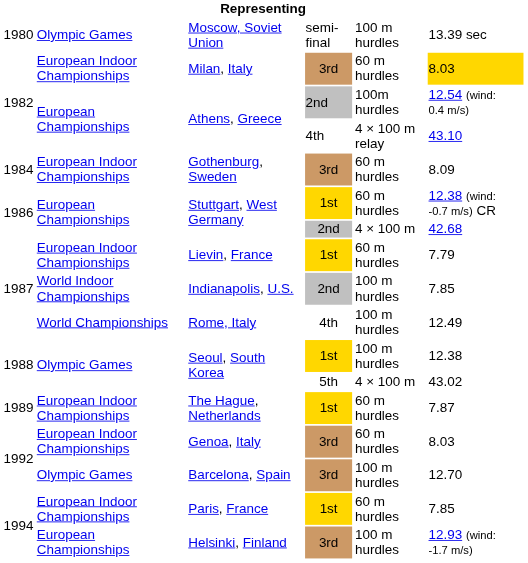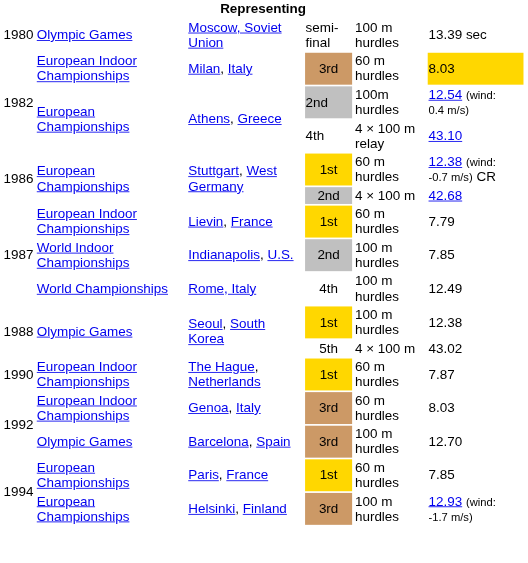- row: (226, 169)
(18, 408) 1989 -> (18, 374) 1990
(87, 508) European Indoor Championships -> (83, 475) European Championships
